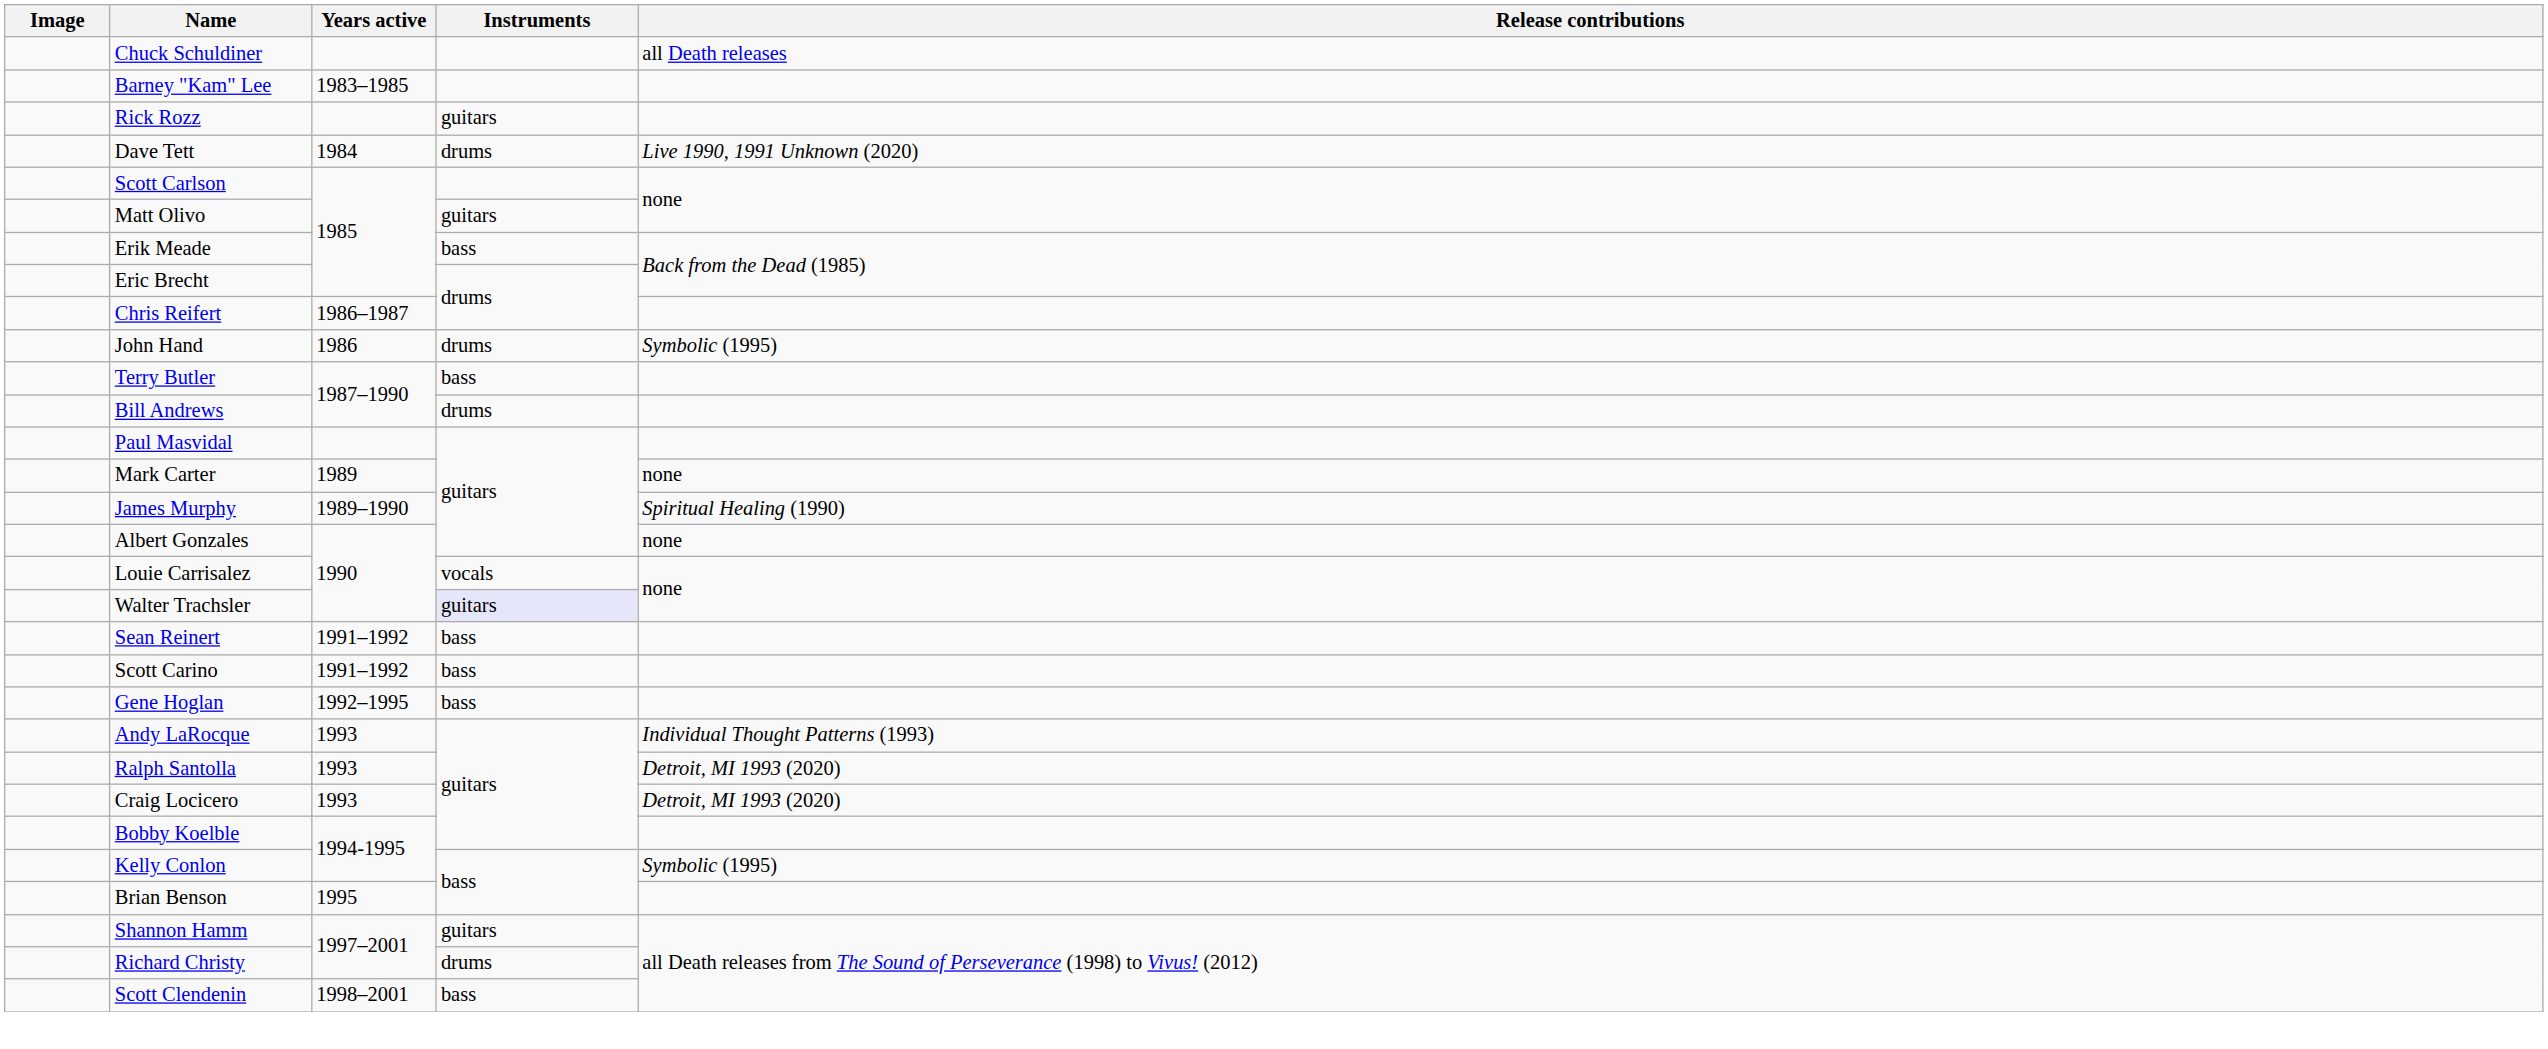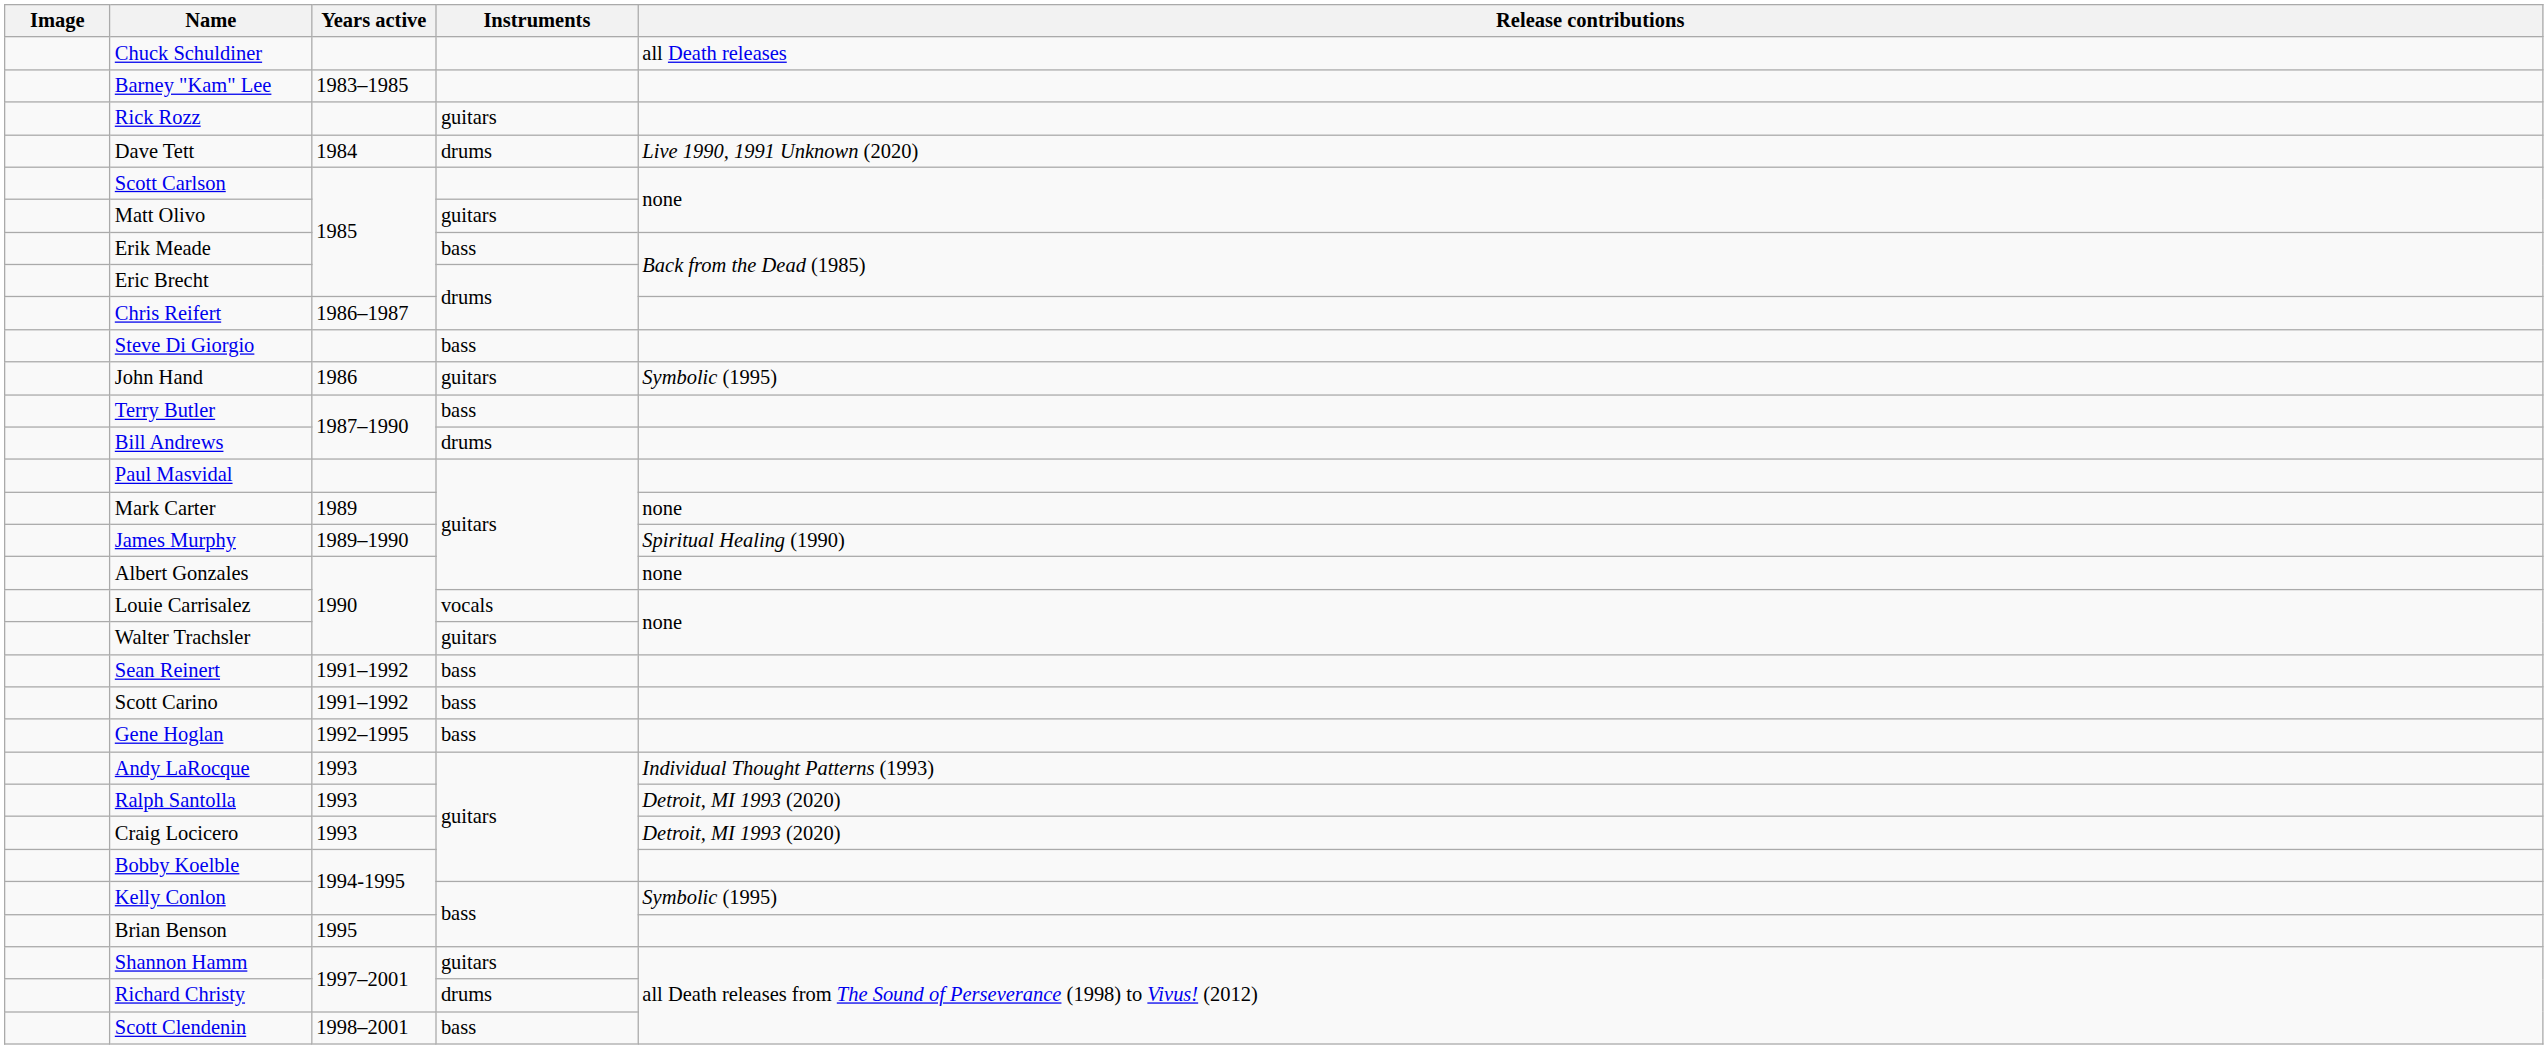+ row: (185, 345)
(466, 345) drums -> (469, 378) guitars
(469, 605) lavender background -> (469, 637) no background
